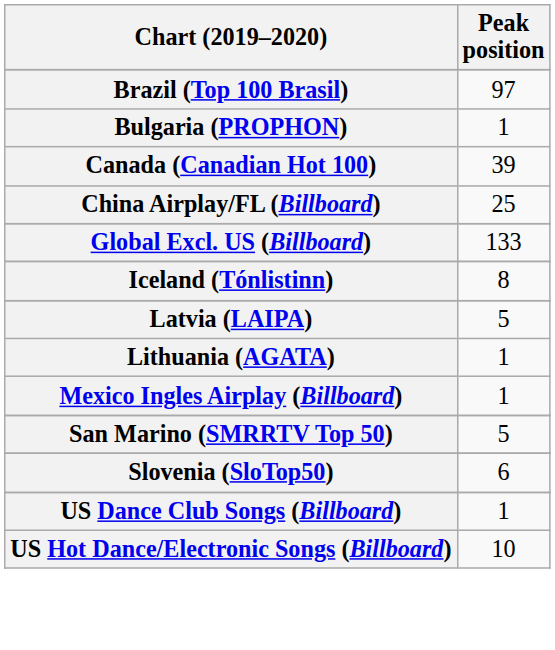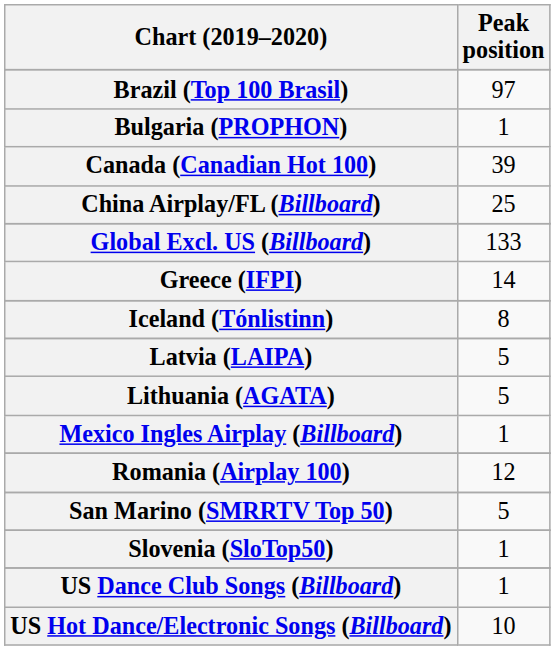+ row: (231, 280)
(504, 357) 1 -> (504, 395) 5
+ row: (231, 472)
(504, 472) 6 -> (504, 548) 1
